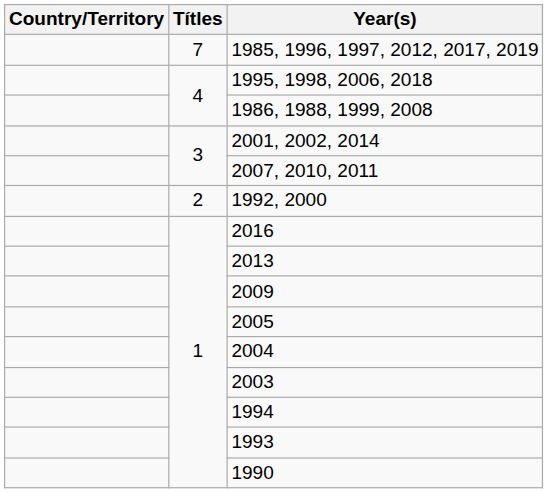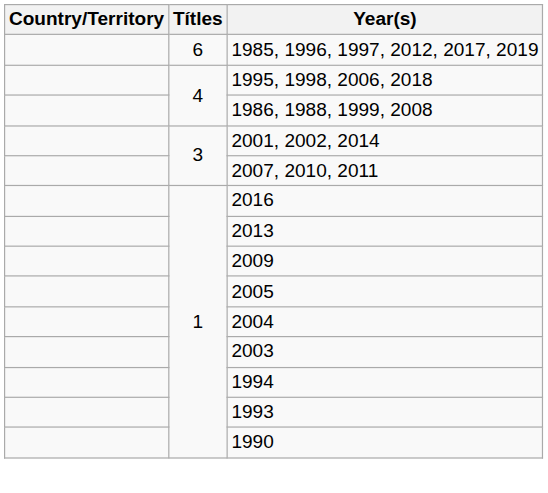(198, 49) 7 -> (198, 49) 6
- row: (279, 200)
